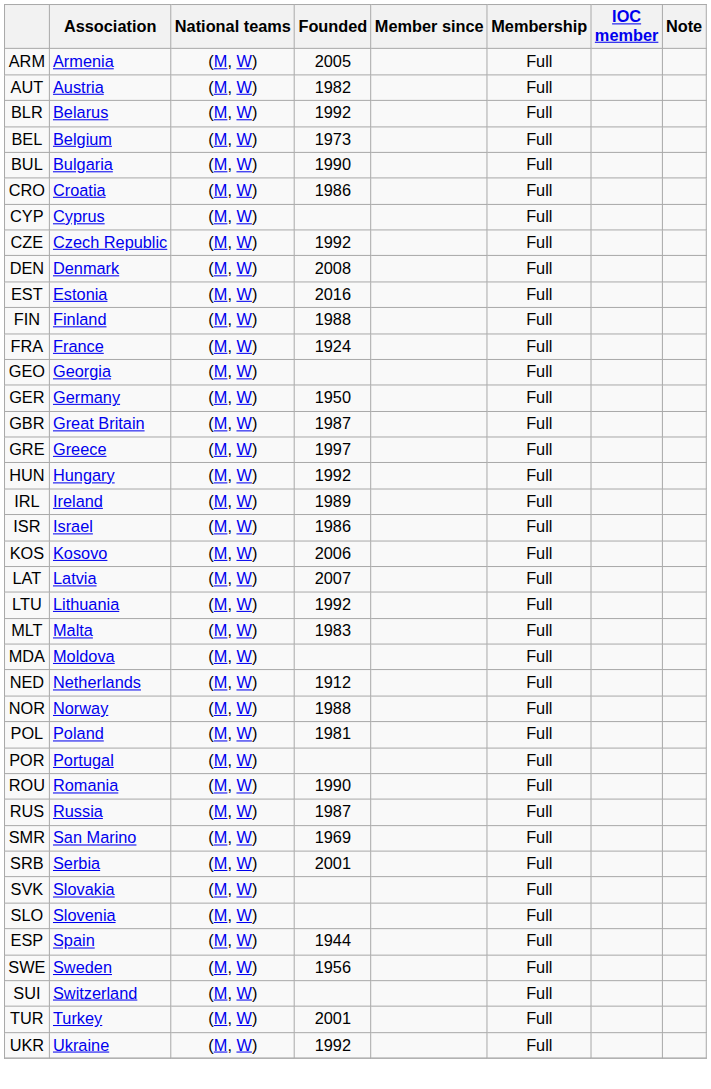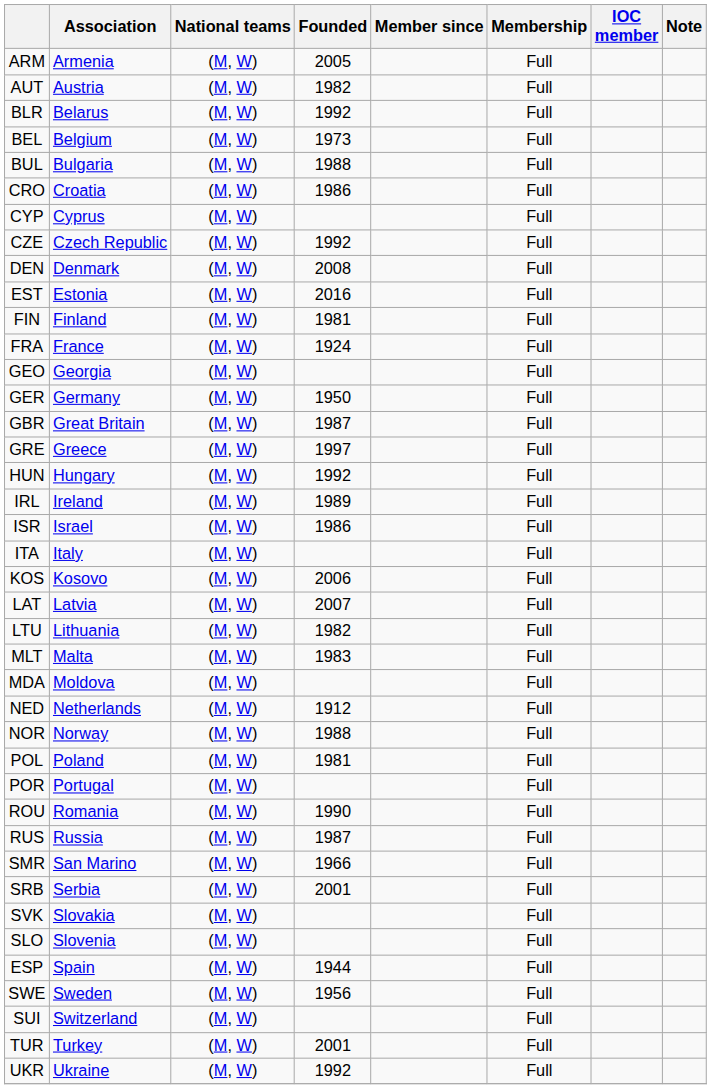(333, 165) 1990 -> (333, 165) 1988
(333, 320) 1988 -> (333, 320) 1981
+ row: (27, 553)
(333, 605) 1992 -> (333, 631) 1982
(333, 838) 1969 -> (333, 864) 1966
